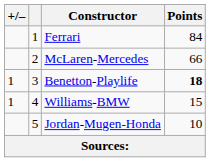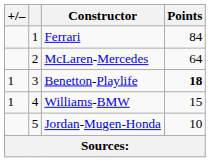(196, 58) 66 -> (196, 58) 64
